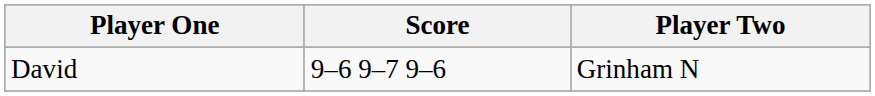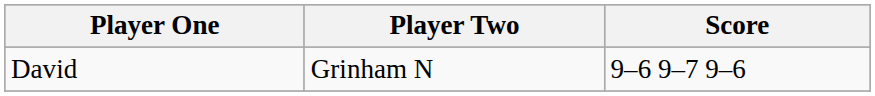columns swapped: (720, 25) <-> (438, 25)
